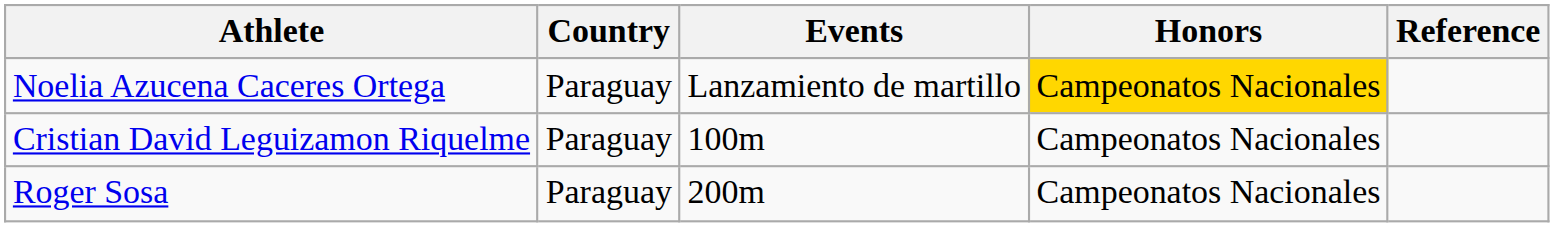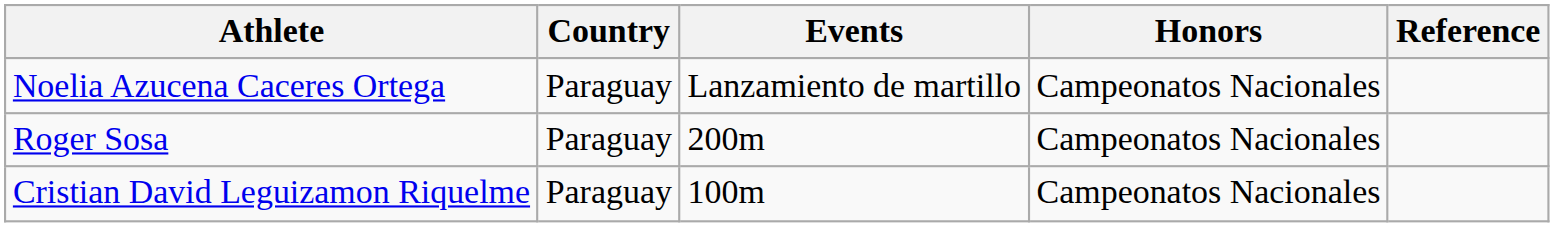(1209, 85) gold background -> (1209, 85) no background
rows swapped: (91, 192) <-> (271, 138)
